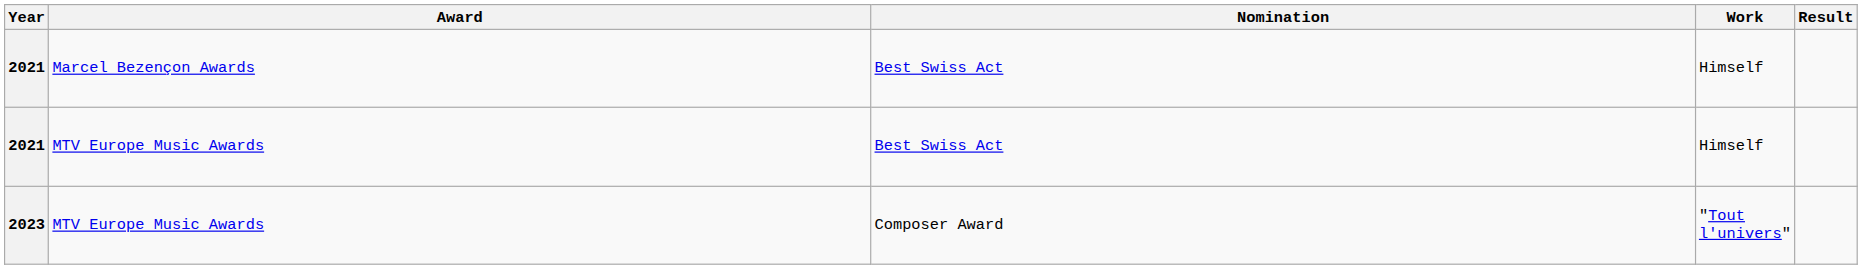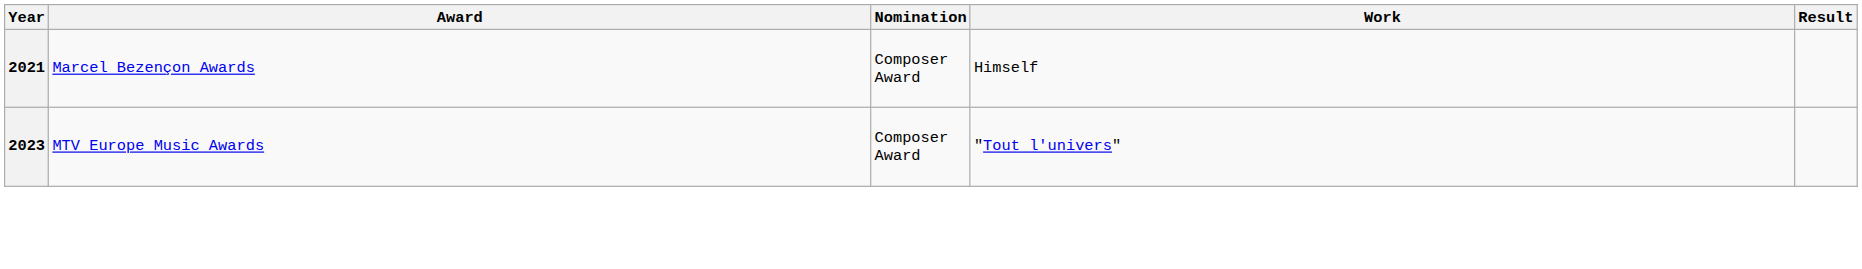(939, 69) Best Swiss Act -> (911, 69) Composer Award
- row: (27, 147)
